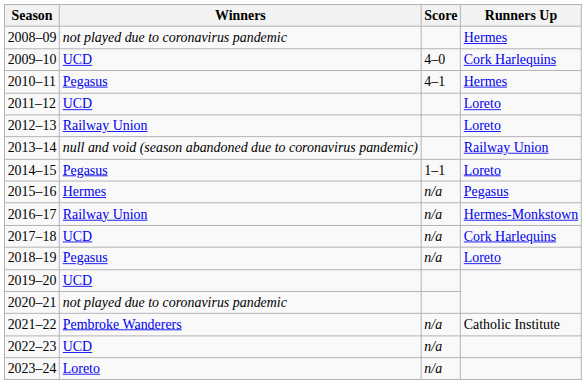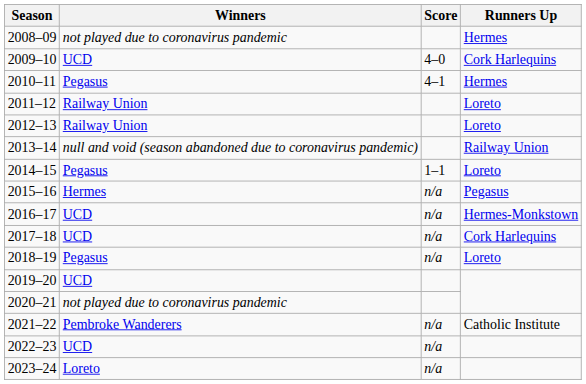(77, 103) UCD -> (105, 103) Railway Union
(105, 214) Railway Union -> (77, 214) UCD
